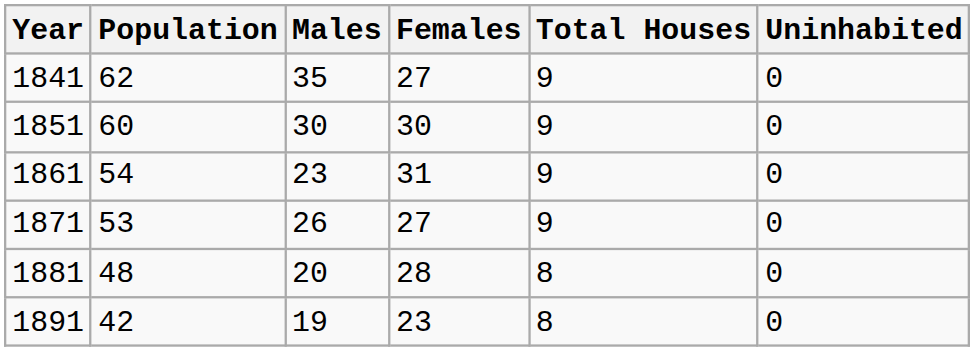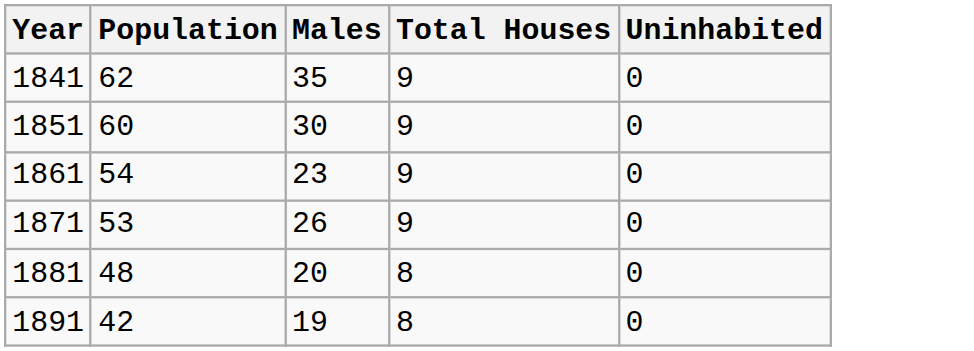- column: (459, 30)
